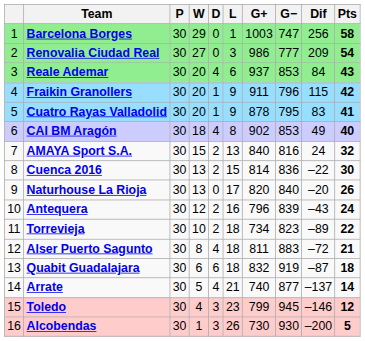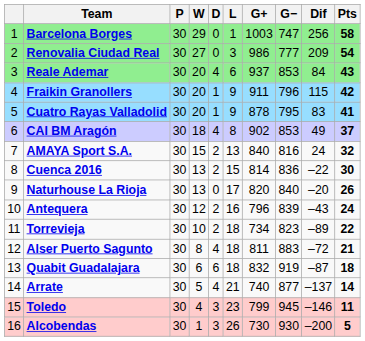(347, 131) 40 -> (347, 131) 37
(347, 307) 12 -> (347, 307) 11
